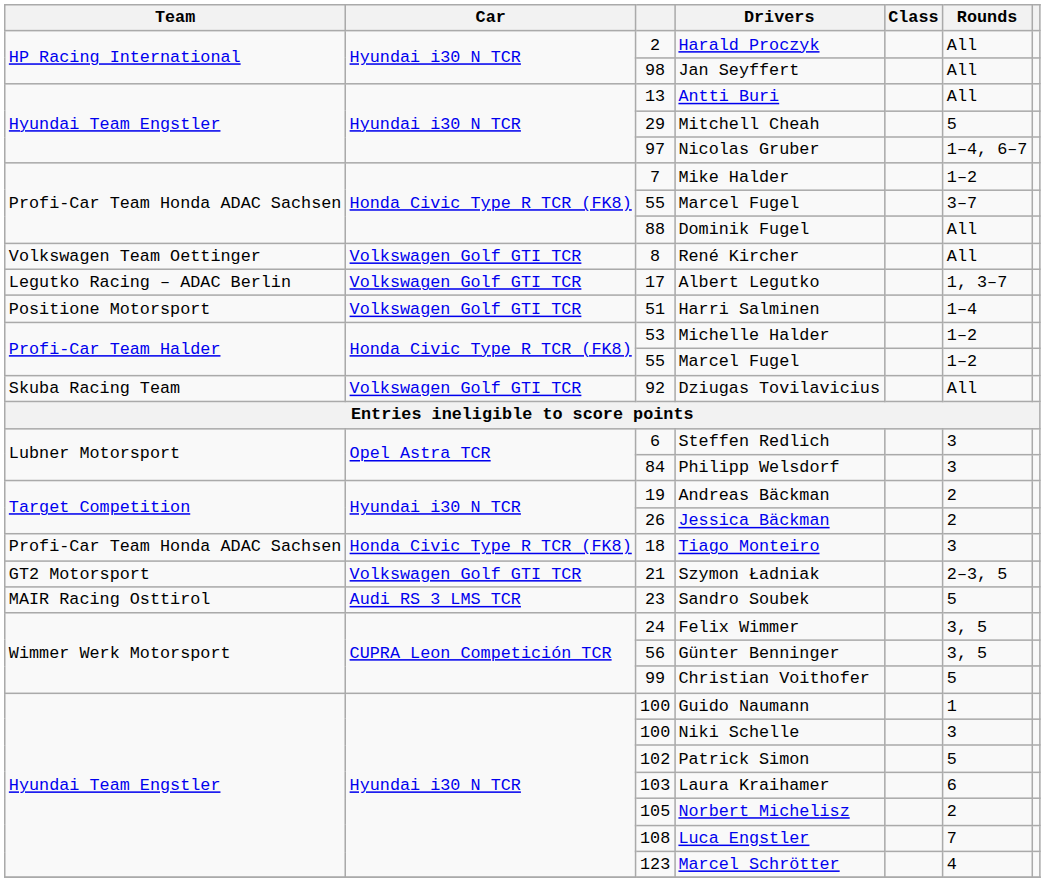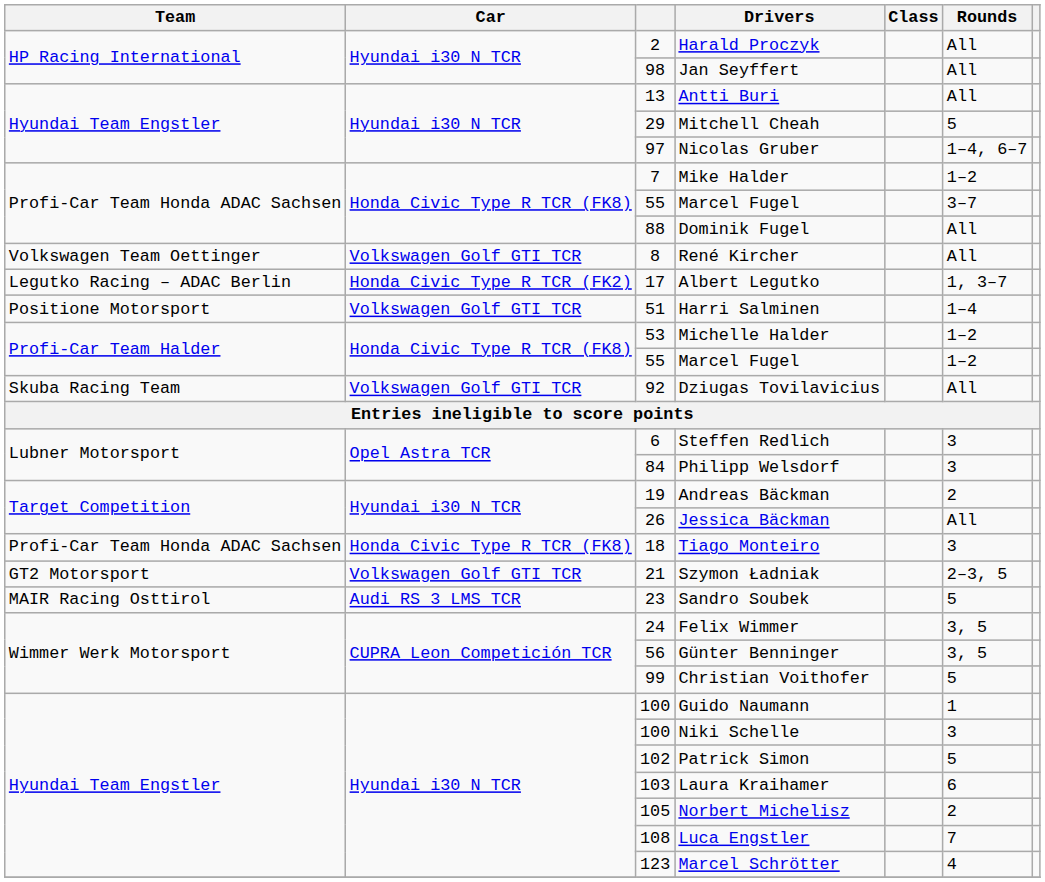(465, 283) Volkswagen Golf GTI TCR -> (491, 283) Honda Civic Type R TCR (FK2)
(952, 521) 2 -> (962, 521) All
